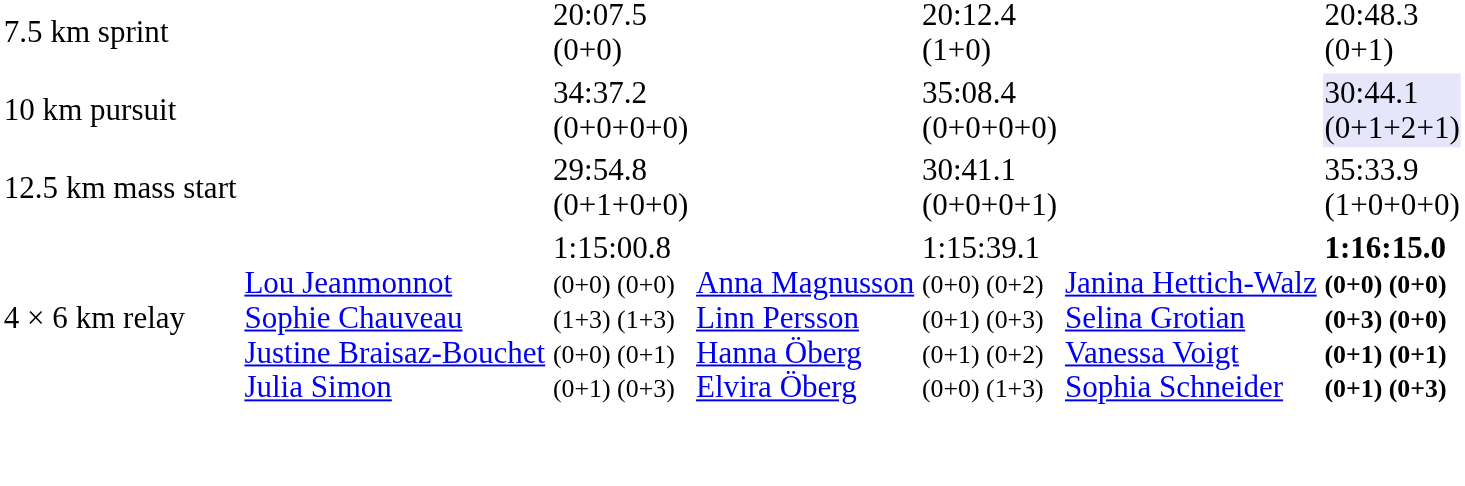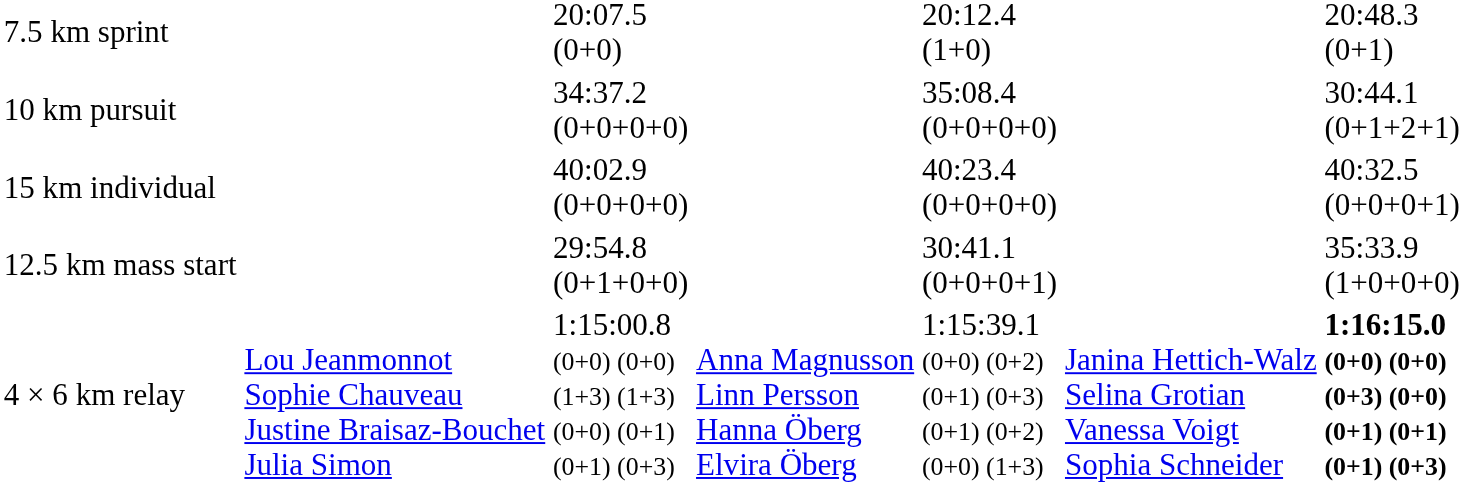(1392, 109) lavender background -> (1392, 109) no background
+ row: (110, 187)
